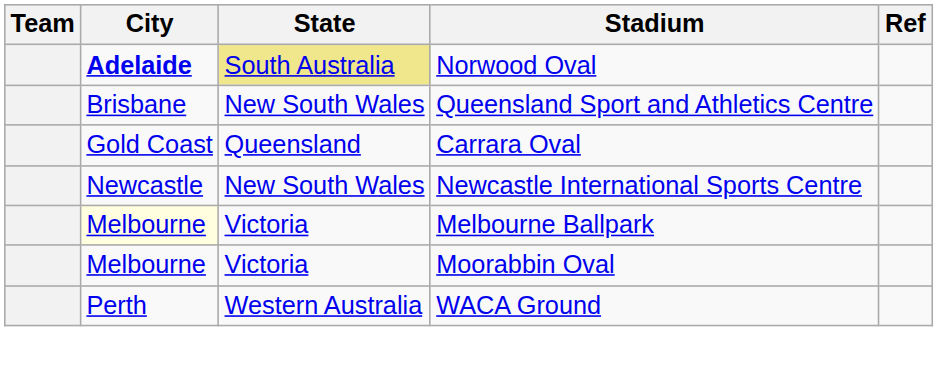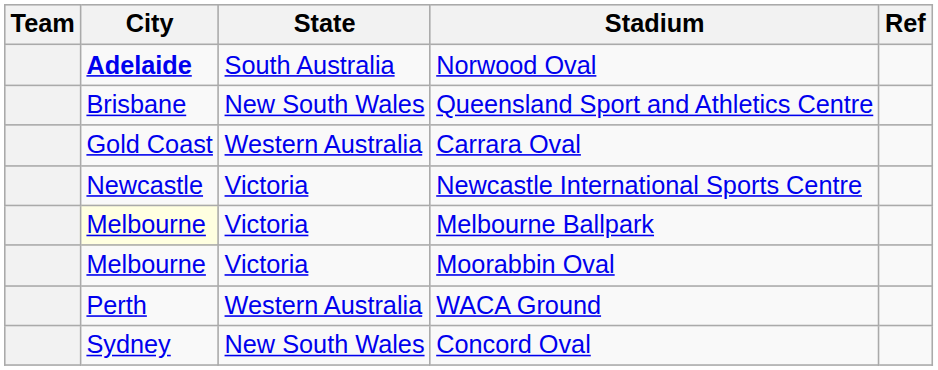(310, 64) khaki background -> (310, 64) no background
(293, 144) Queensland -> (323, 144) Western Australia
(325, 184) New South Wales -> (266, 184) Victoria
+ row: (513, 345)
